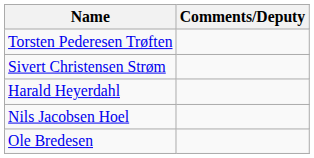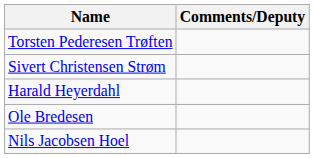rows swapped: (51, 141) <-> (69, 116)
